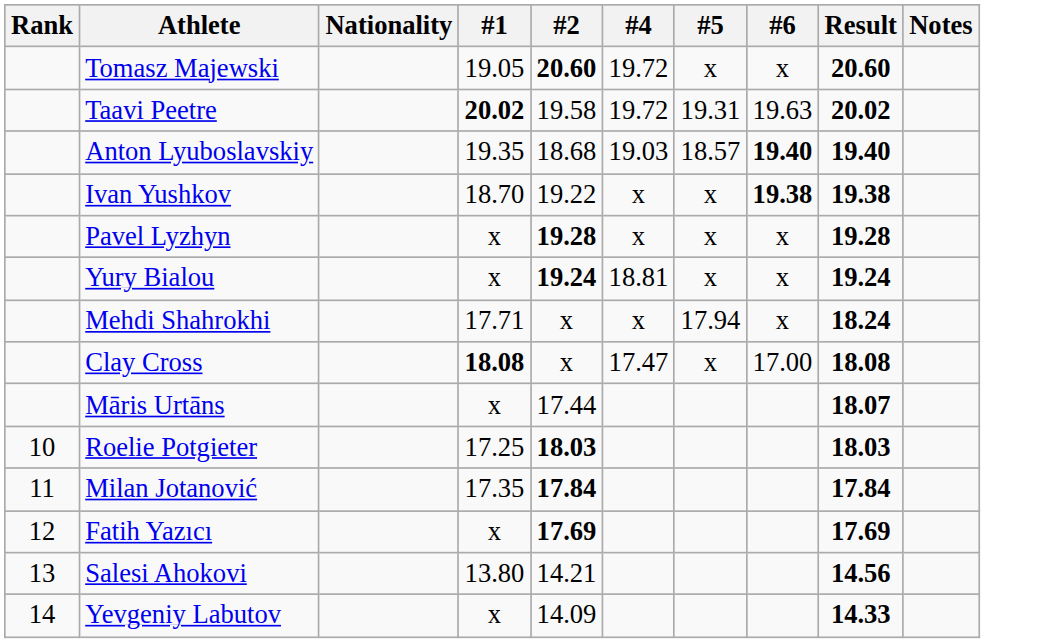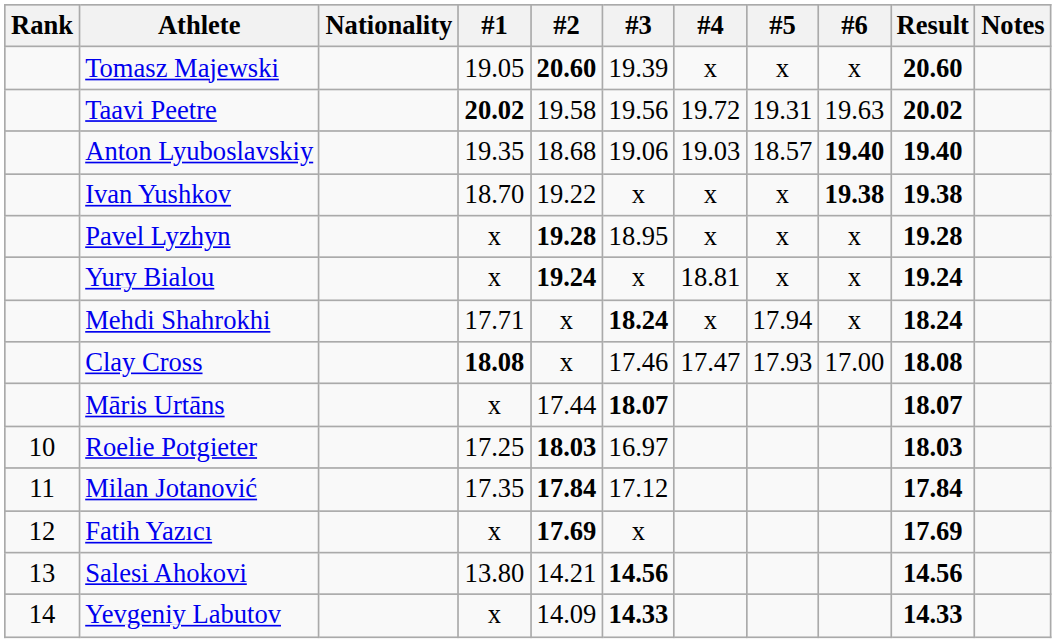+ column: (638, 25)
(638, 67) 19.72 -> (710, 67) x
(710, 362) x -> (782, 362) 17.93
